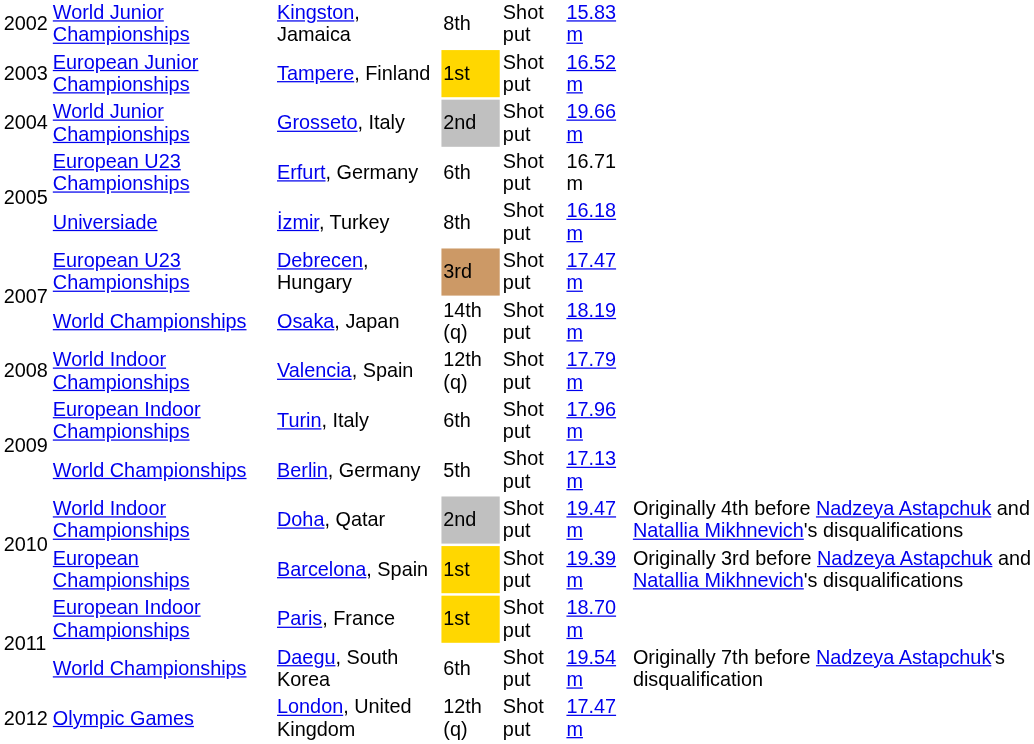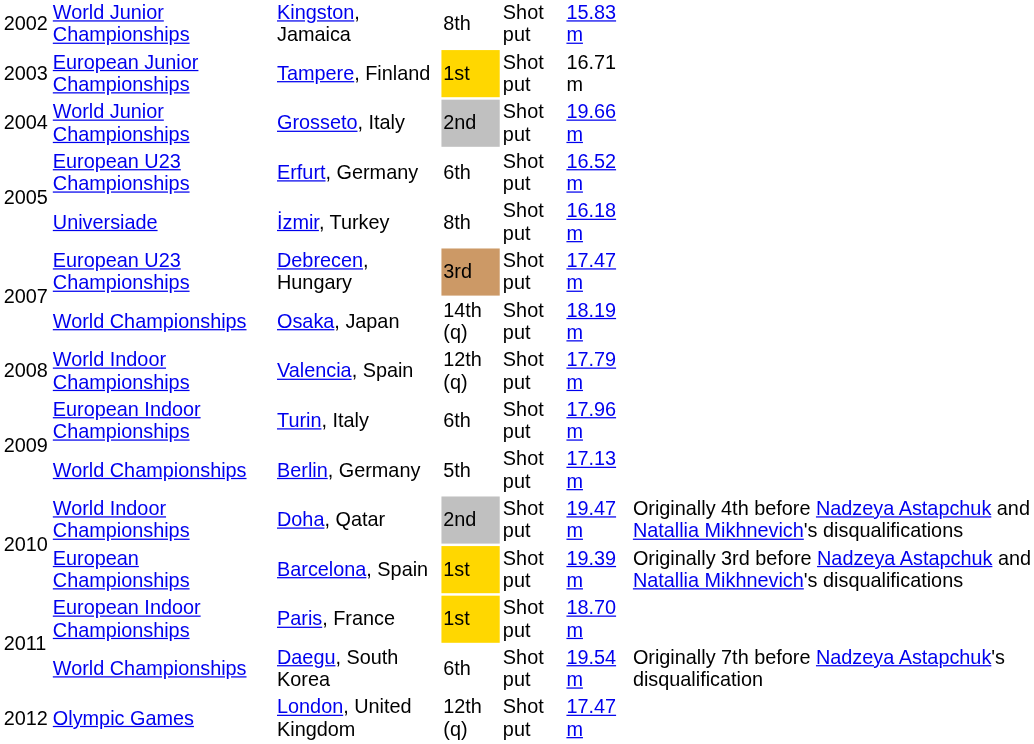(591, 73) 16.52 m -> (591, 73) 16.71 m
(591, 172) 16.71 m -> (591, 172) 16.52 m
